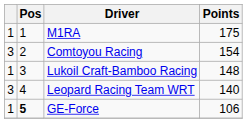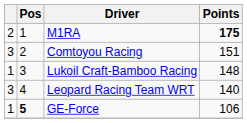(11, 33) 1 -> (11, 33) 2
(229, 33) normal -> (229, 33) bold
(229, 52) 154 -> (229, 52) 151
